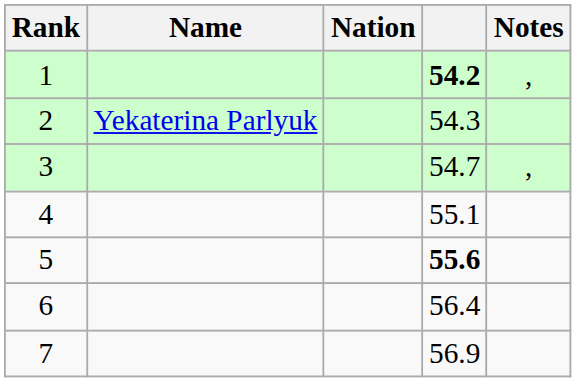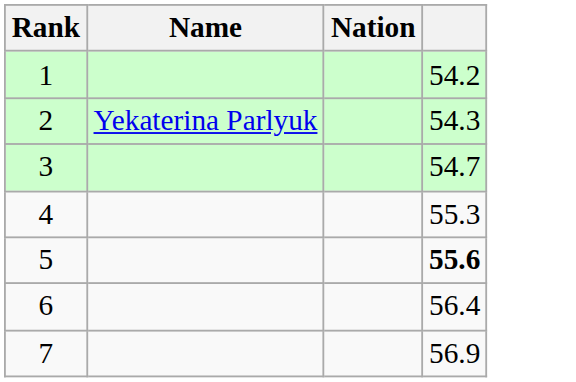- column: (529, 27)
(455, 74) bold -> (455, 74) normal
(455, 213) 55.1 -> (455, 213) 55.3
